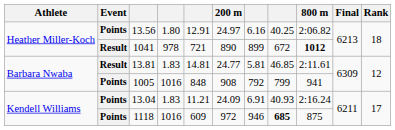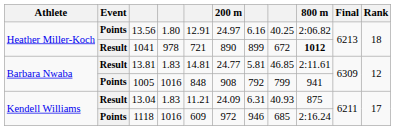(113, 100) Points -> (113, 100) Result
(256, 100) 6.91 -> (256, 100) 6.31
(315, 100) 2:16.24 -> (315, 100) 875
(282, 117) bold -> (282, 117) normal
(315, 117) 875 -> (315, 117) 2:16.24
